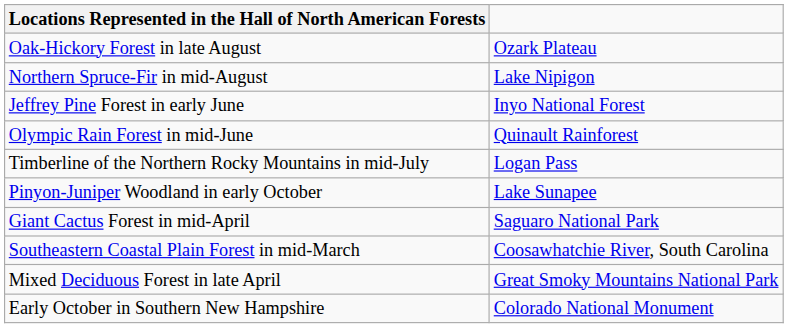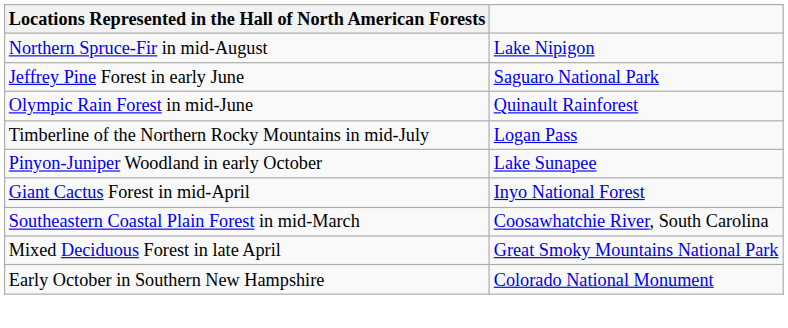- row: (135, 47)
(569, 105) Inyo National Forest -> (576, 76) Saguaro National Park
(576, 221) Saguaro National Park -> (569, 192) Inyo National Forest
